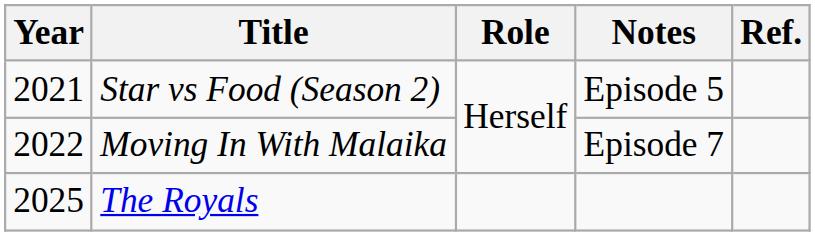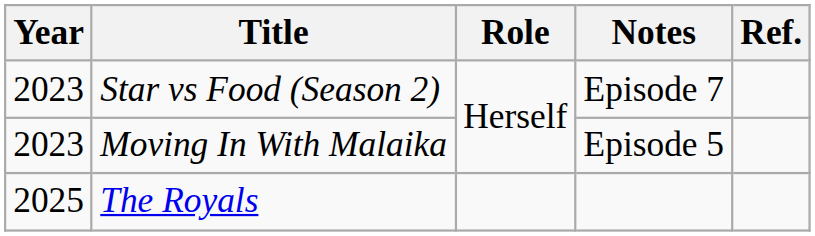(49, 88) 2021 -> (49, 88) 2023
(654, 88) Episode 5 -> (654, 88) Episode 7
(49, 144) 2022 -> (49, 144) 2023
(654, 144) Episode 7 -> (654, 144) Episode 5
